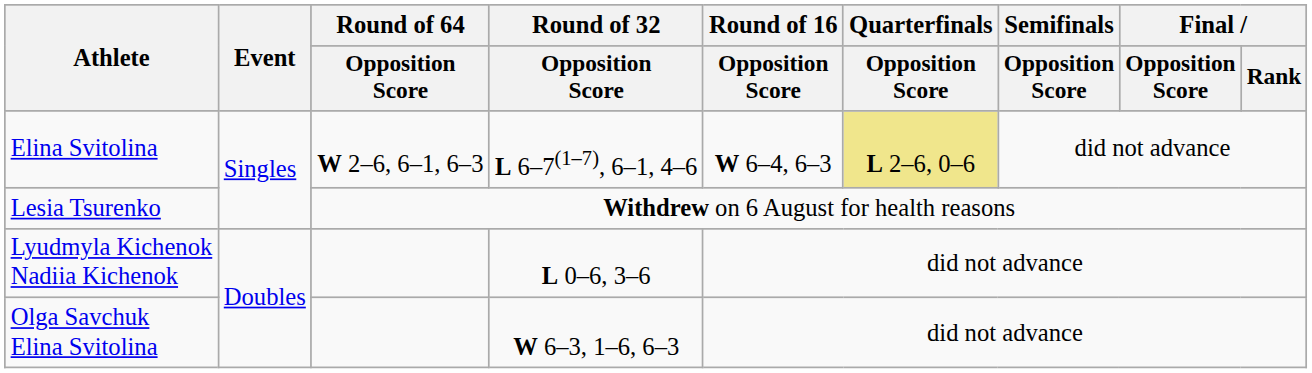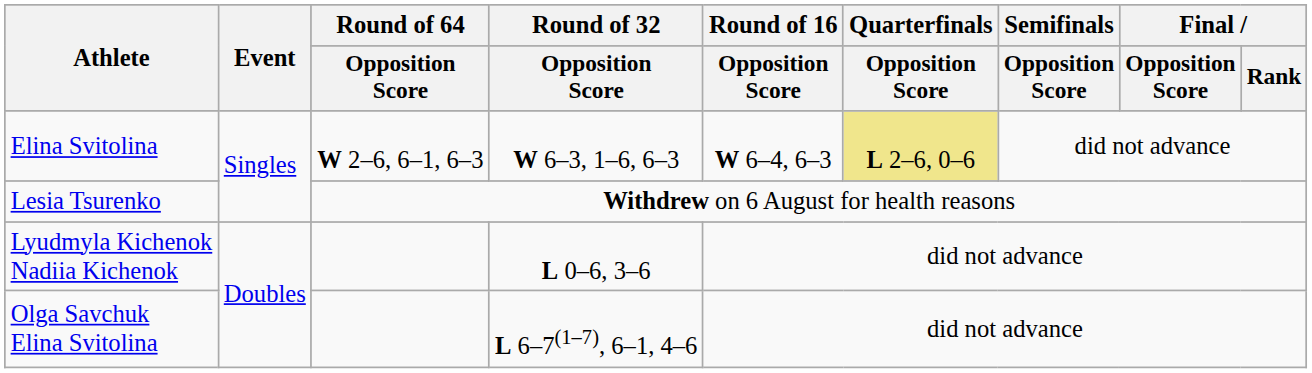(596, 163) L 6–7(1–7), 6–1, 4–6 -> (596, 160) W 6–3, 1–6, 6–3
(596, 347) W 6–3, 1–6, 6–3 -> (596, 343) L 6–7(1–7), 6–1, 4–6
